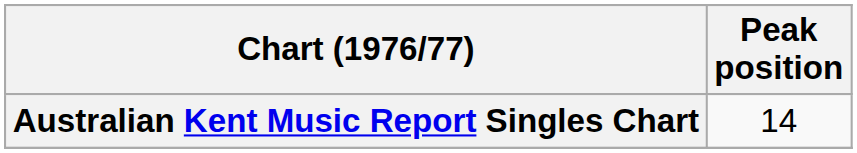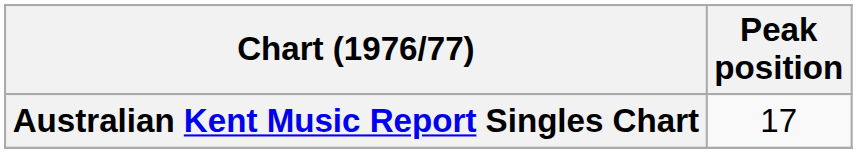(779, 120) 14 -> (779, 120) 17
